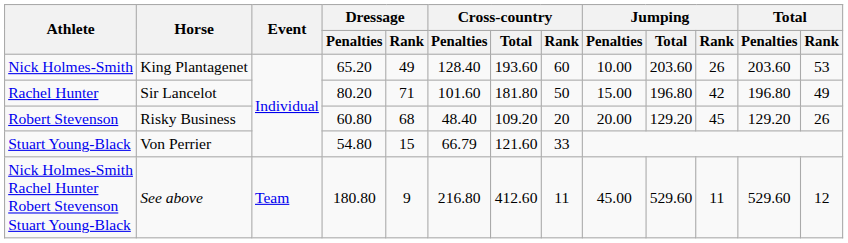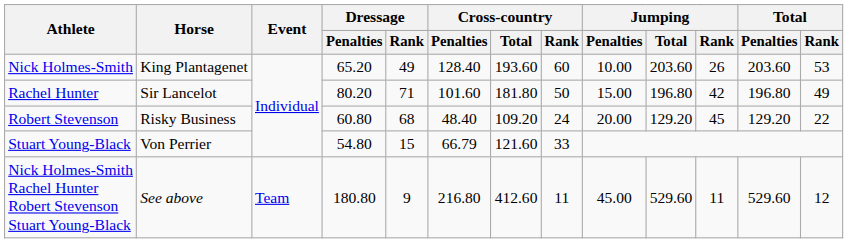(562, 118) 20 -> (562, 118) 24
(822, 118) 26 -> (822, 118) 22
